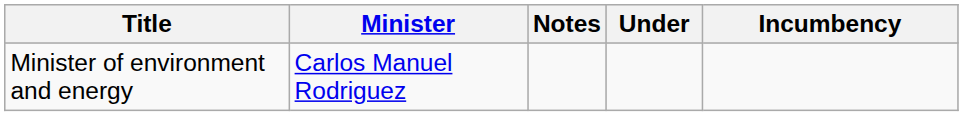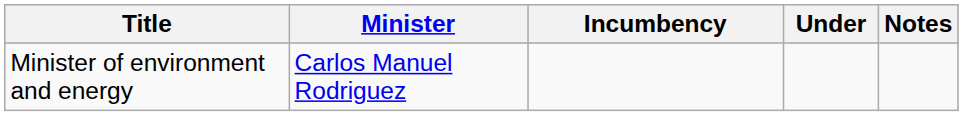columns swapped: (830, 23) <-> (567, 23)
